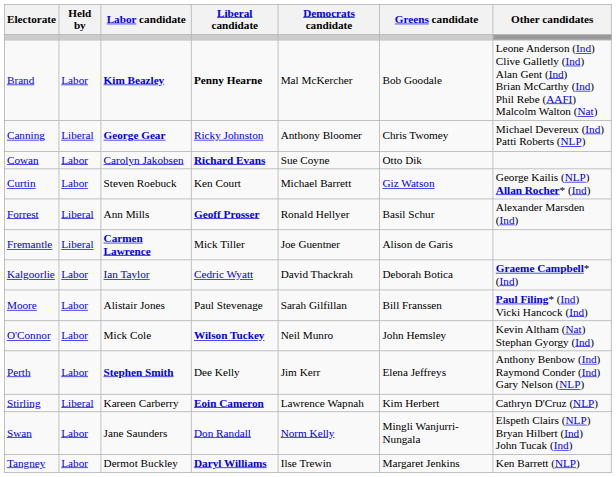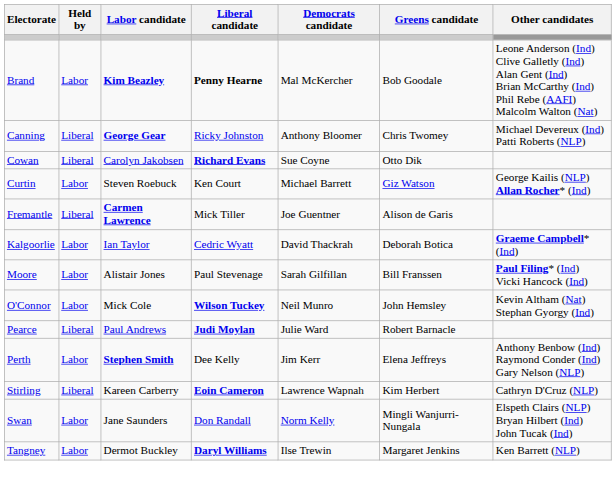(75, 160) Labor -> (77, 160) Liberal
- row: (23, 214)
+ row: (22, 329)
